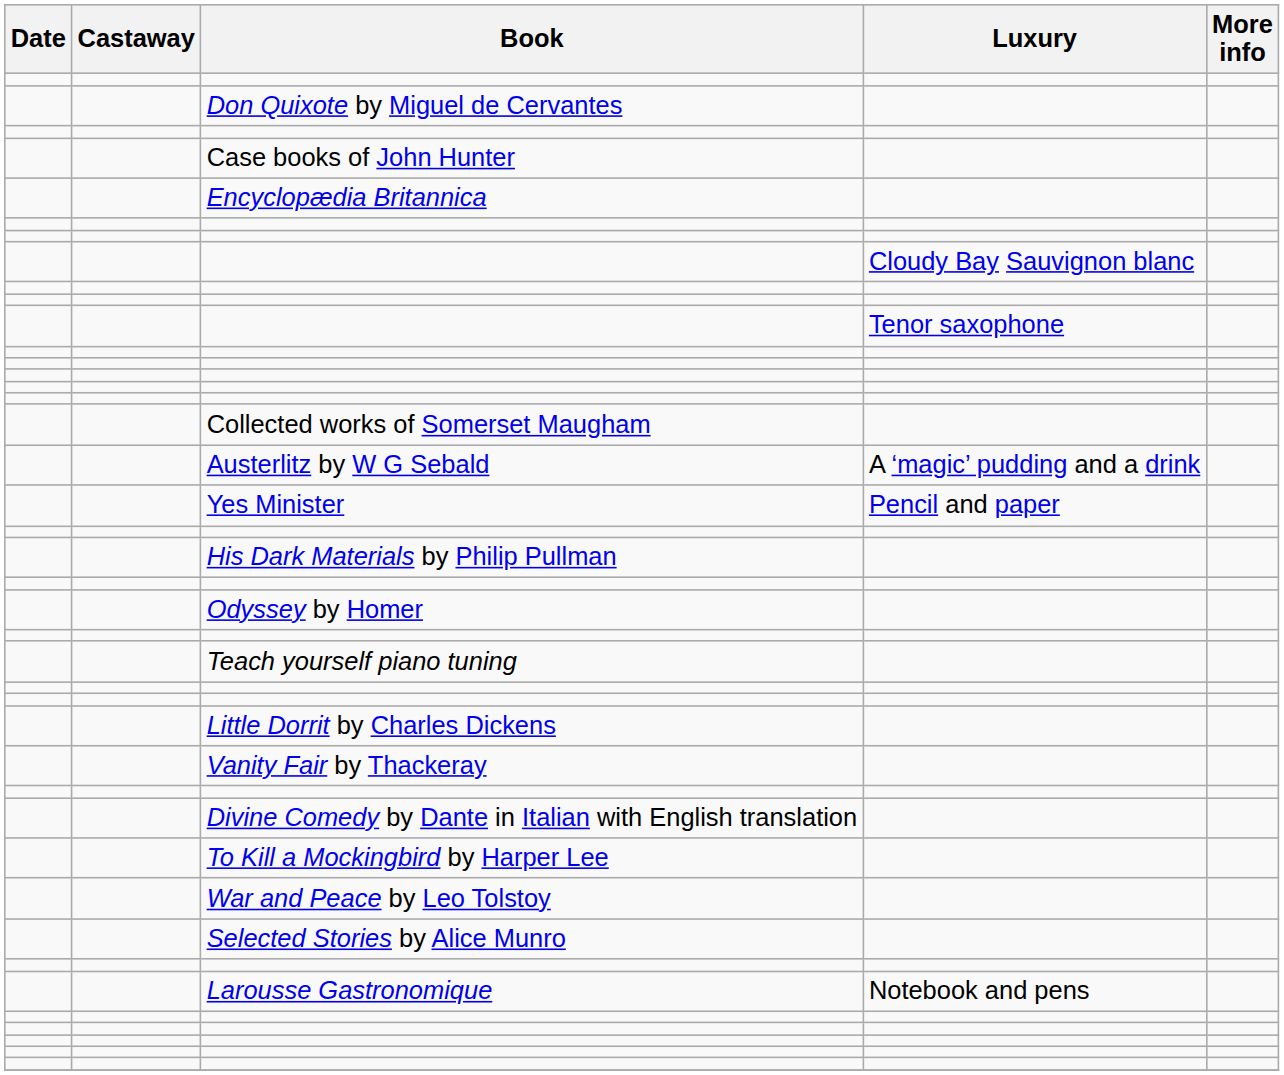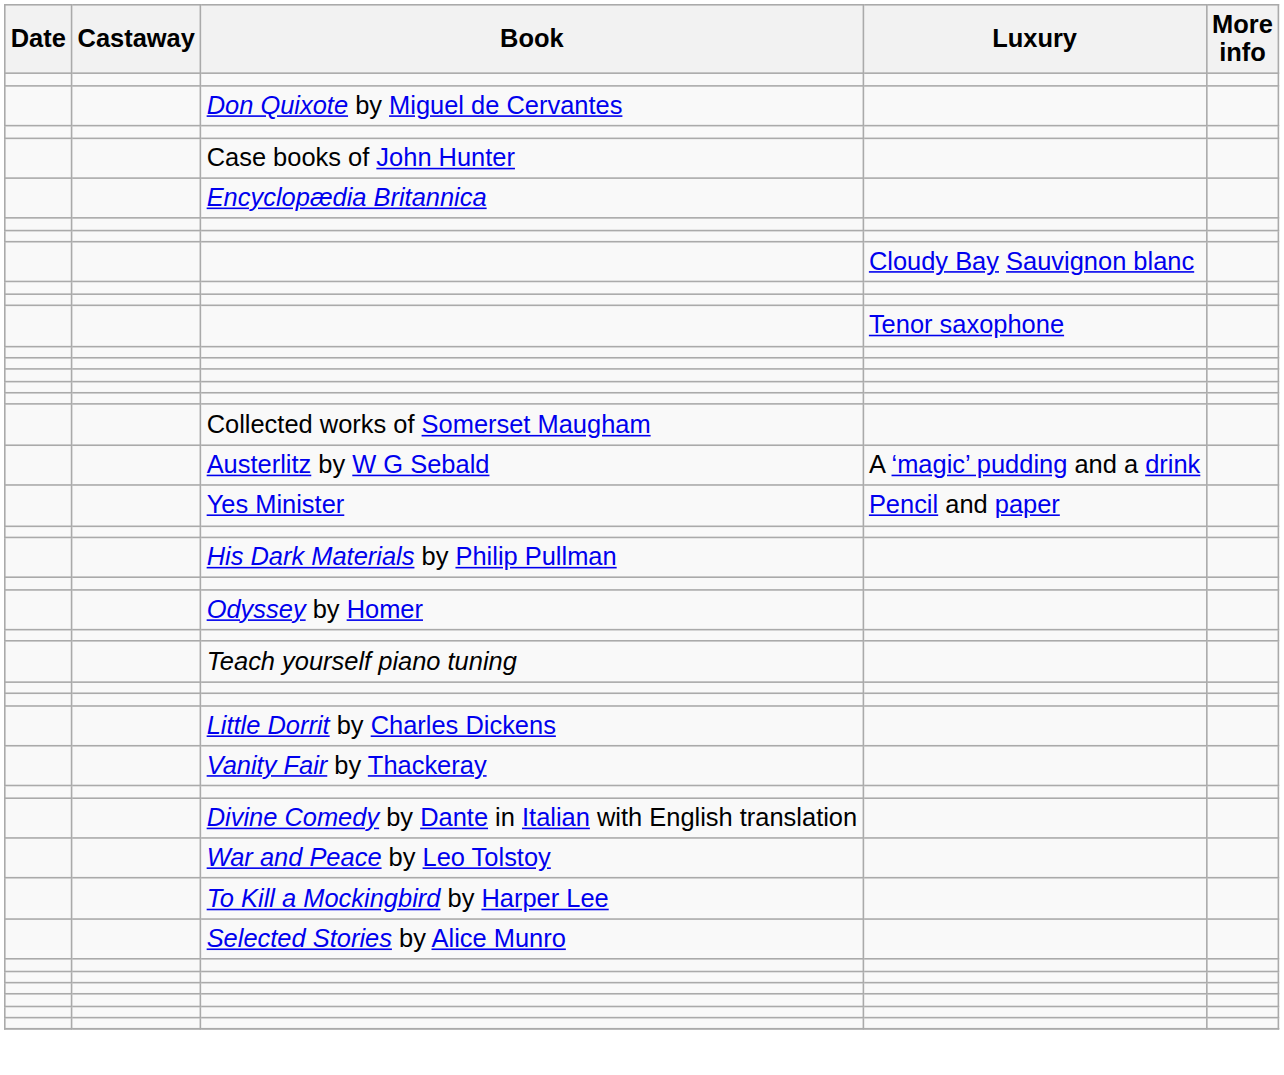rows swapped: (379, 898) <-> (408, 857)
- row: (349, 990)
